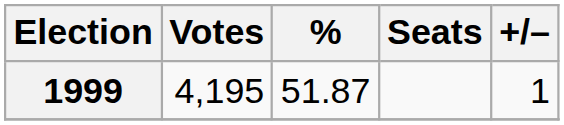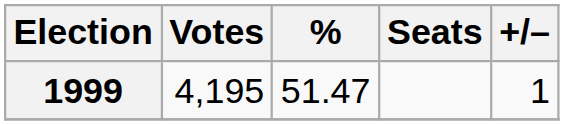(326, 89) 51.87 -> (326, 89) 51.47
